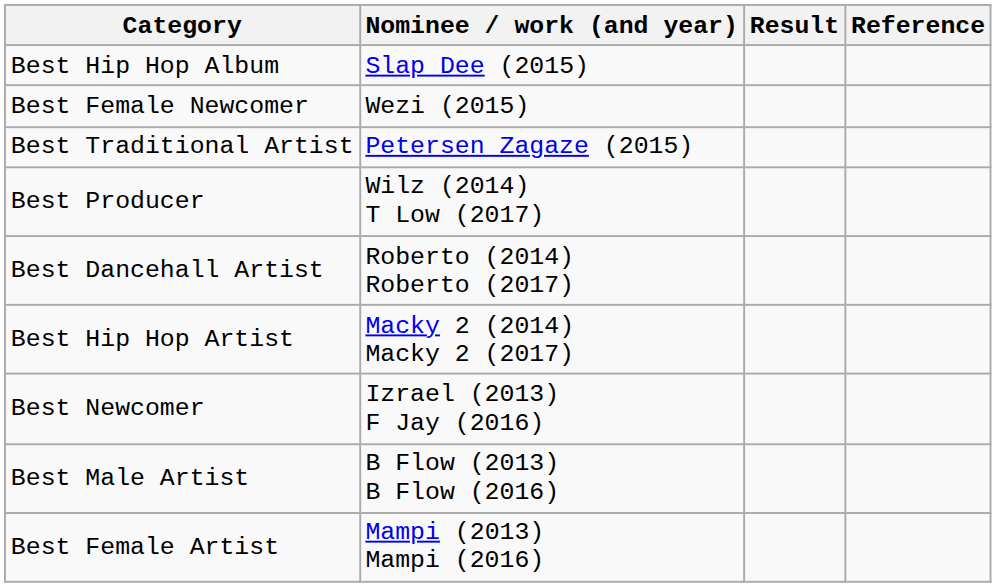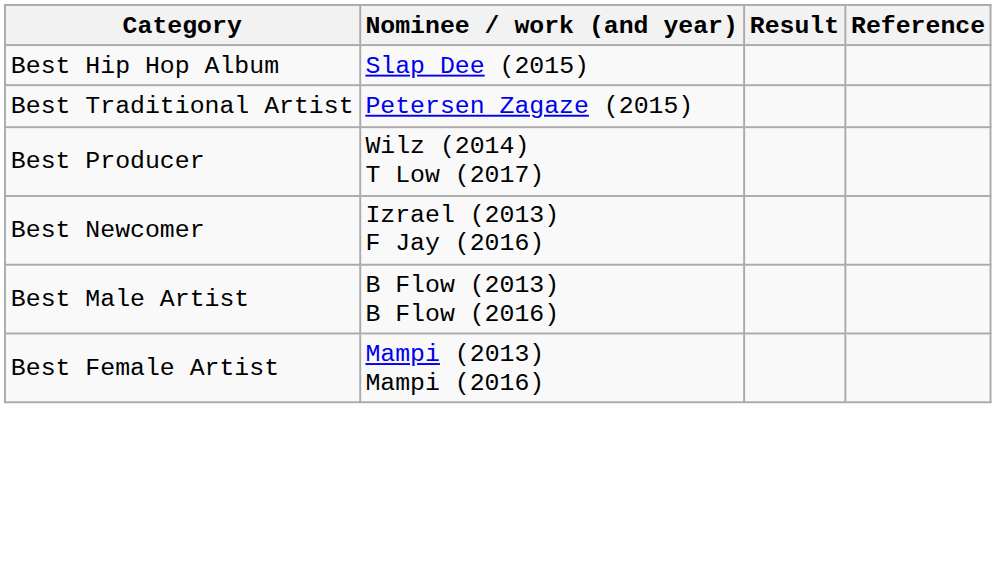- row: (160, 106)
- row: (167, 271)
- row: (152, 340)
